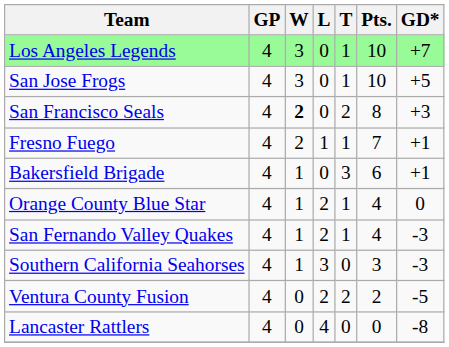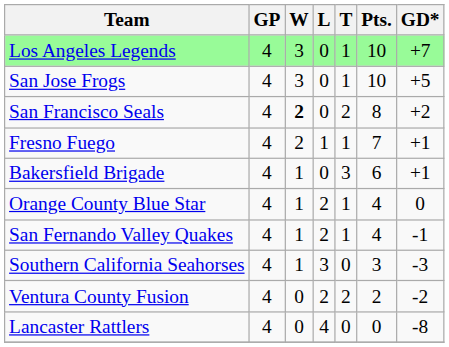(420, 111) +3 -> (420, 111) +2
(420, 234) -3 -> (420, 234) -1
(420, 296) -5 -> (420, 296) -2
